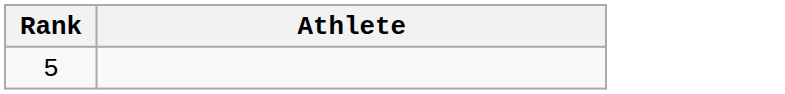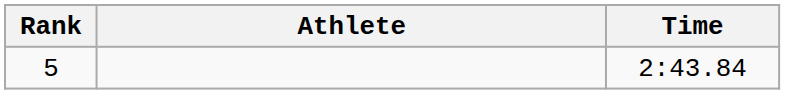+ column: (692, 26)
